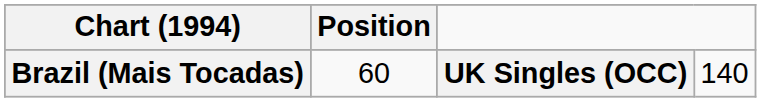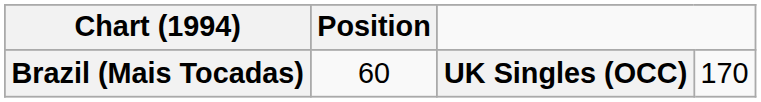(725, 73) 140 -> (725, 73) 170
